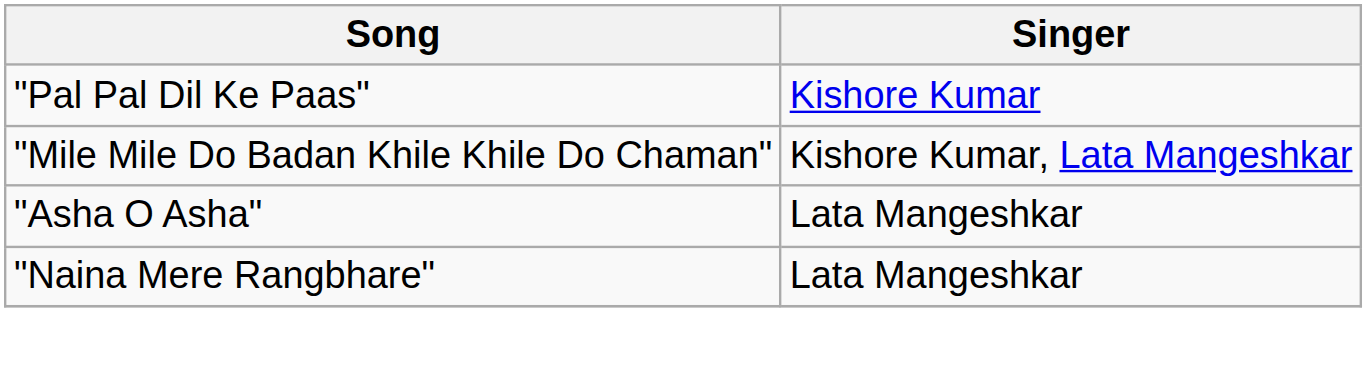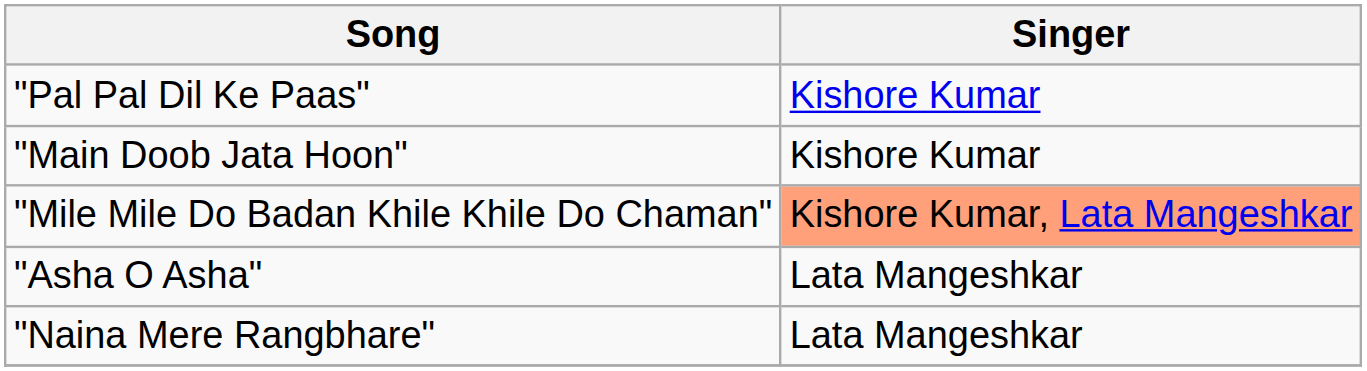+ row: (211, 154)
(1071, 154) no background -> (1071, 214) lightsalmon background
